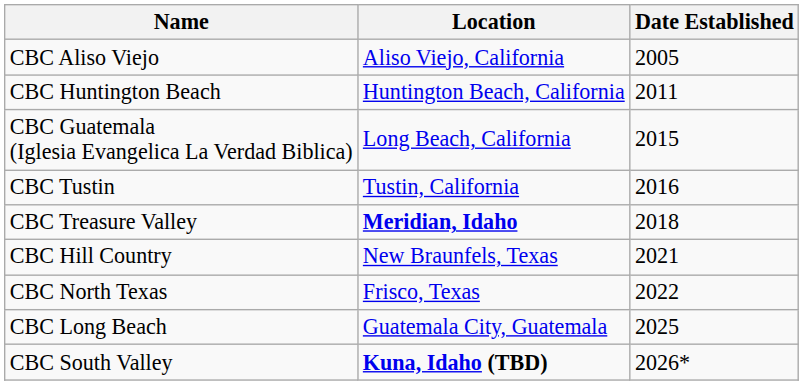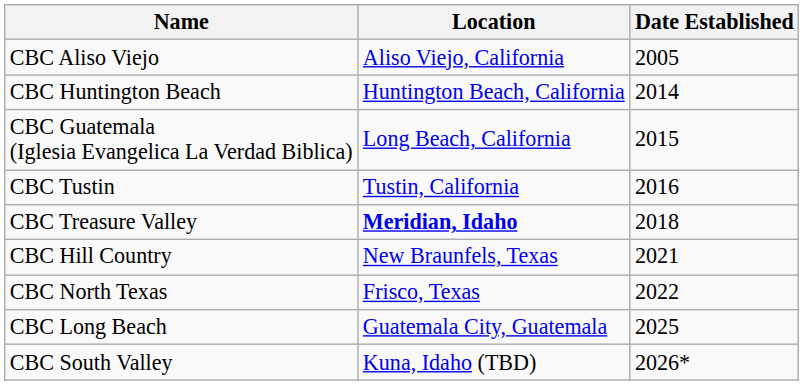(657, 92) 2011 -> (657, 92) 2014
(455, 362) bold -> (450, 362) normal
